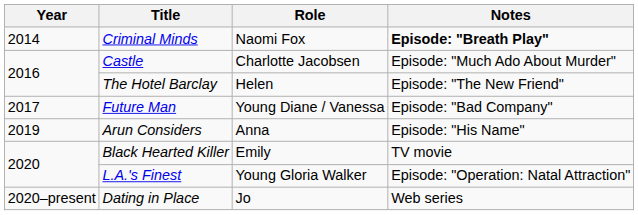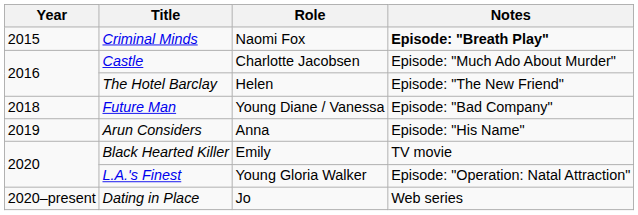(24, 38) 2014 -> (24, 38) 2015
(24, 107) 2017 -> (24, 107) 2018
